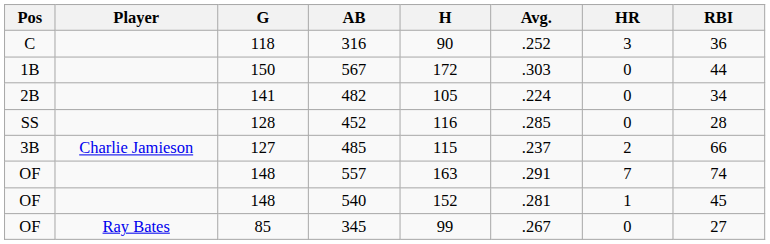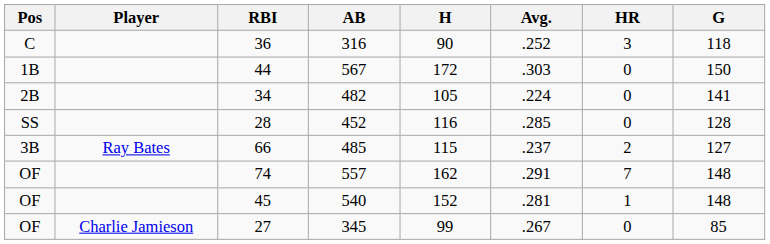columns swapped: (263, 17) <-> (719, 17)
(136, 148) Charlie Jamieson -> (136, 148) Ray Bates
(445, 174) 163 -> (445, 174) 162
(136, 226) Ray Bates -> (136, 226) Charlie Jamieson
